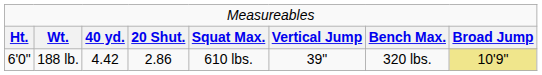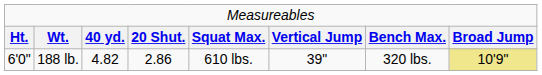(105, 59) 4.42 -> (105, 59) 4.82
